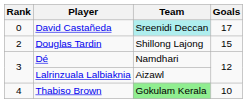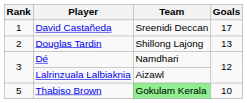(19, 28) 0 -> (19, 28) 1
(172, 28) paleturquoise background -> (172, 28) no background
(227, 43) 15 -> (227, 43) 13
(19, 91) 4 -> (19, 91) 5
